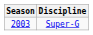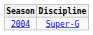(21, 24) 2003 -> (21, 24) 2004
